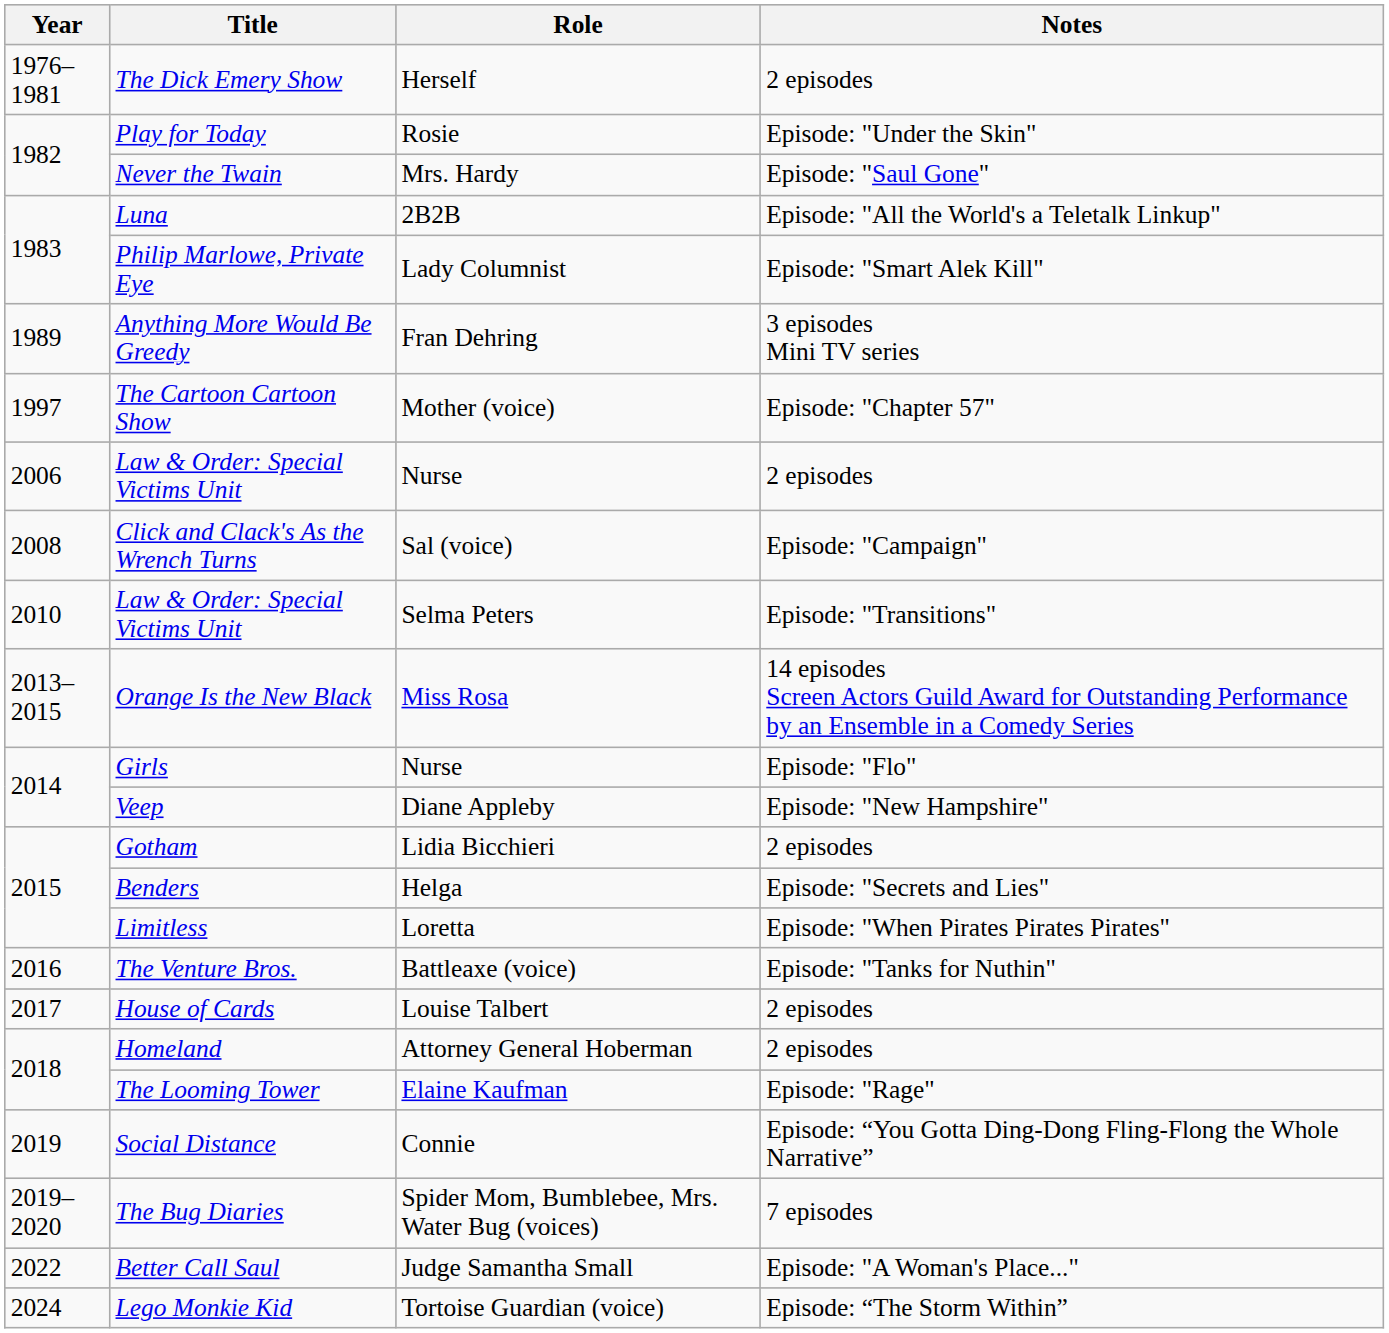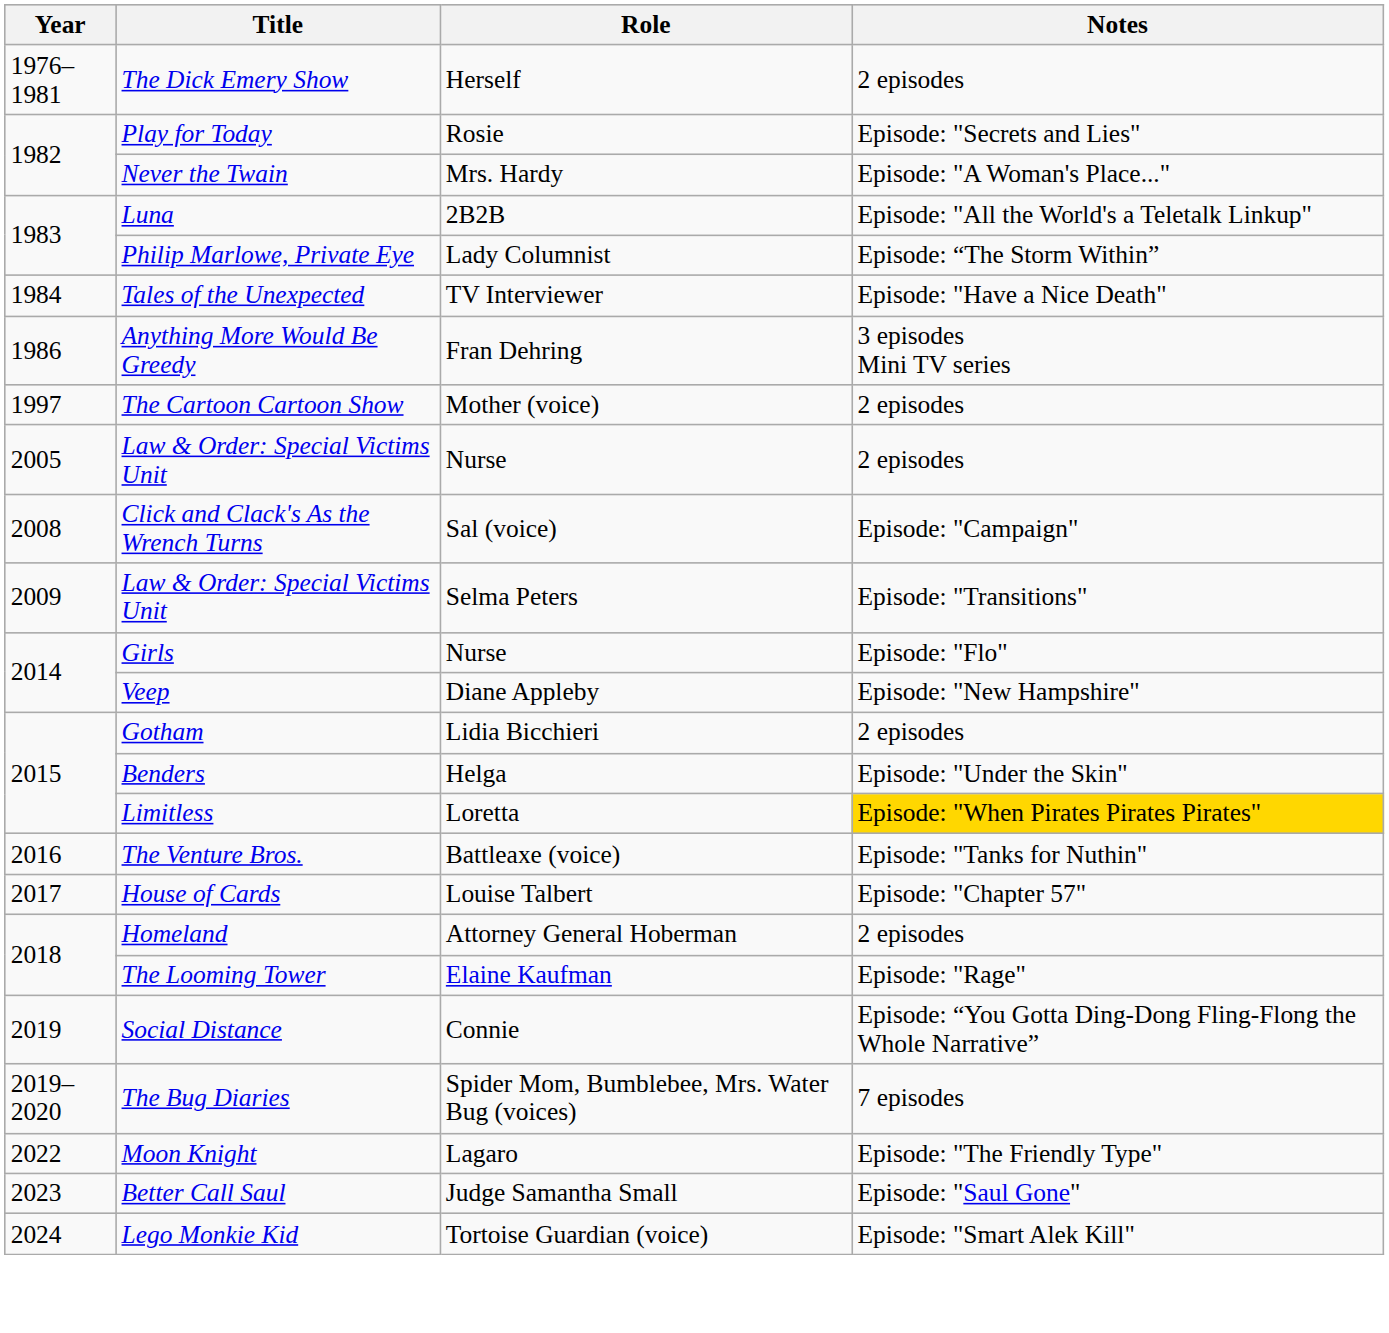(901, 133) Episode: "Under the Skin" -> (999, 133) Episode: "Secrets and Lies"
(878, 174) Episode: "Saul Gone" -> (1014, 174) Episode: "A Woman's Place..."
(905, 269) Episode: "Smart Alek Kill" -> (1008, 255) Episode: “The Storm Within”
+ row: (243, 295)
(36, 338) 1989 -> (36, 350) 1986
(881, 407) Episode: "Chapter 57" -> (911, 404) 2 episodes
(36, 476) 2006 -> (36, 459) 2005
(36, 614) 2010 -> (36, 597) 2009
- row: (243, 697)
(908, 887) Episode: "Secrets and Lies" -> (993, 772) Episode: "Under the Skin"
(968, 927) no background -> (1059, 813) gold background
(820, 1008) 2 episodes -> (972, 894) Episode: "Chapter 57"
+ row: (189, 1152)
(36, 1267) 2022 -> (36, 1193) 2023
(923, 1267) Episode: "A Woman's Place..." -> (969, 1193) Episode: "Saul Gone"
(917, 1307) Episode: “The Storm Within” -> (996, 1233) Episode: "Smart Alek Kill"
